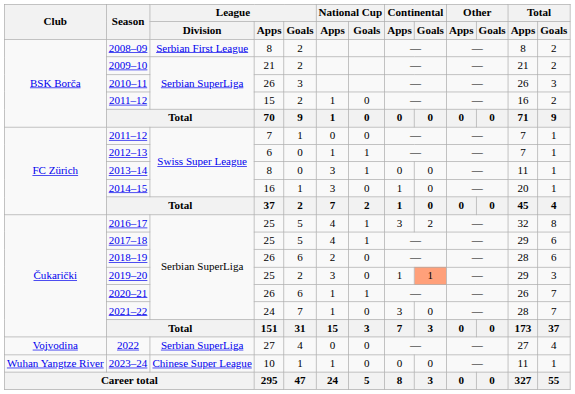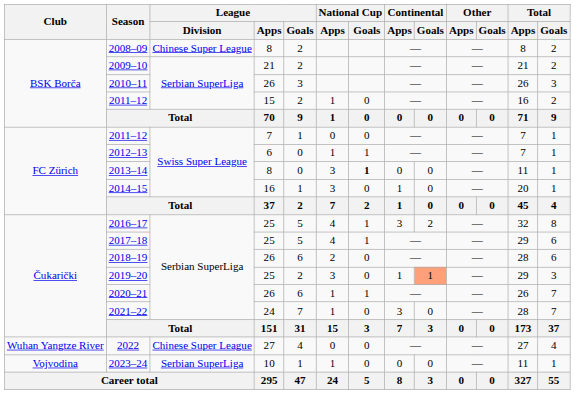(202, 48) Serbian First League -> (202, 48) Chinese Super League
(367, 170) normal -> (367, 170) bold
(55, 345) Vojvodina -> (55, 345) Wuhan Yangtze River
(202, 345) Serbian SuperLiga -> (202, 345) Chinese Super League
(55, 363) Wuhan Yangtze River -> (55, 363) Vojvodina
(202, 363) Chinese Super League -> (202, 363) Serbian SuperLiga
